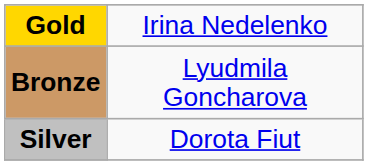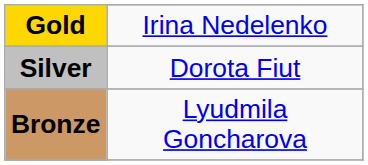rows swapped: (56, 138) <-> (56, 82)
